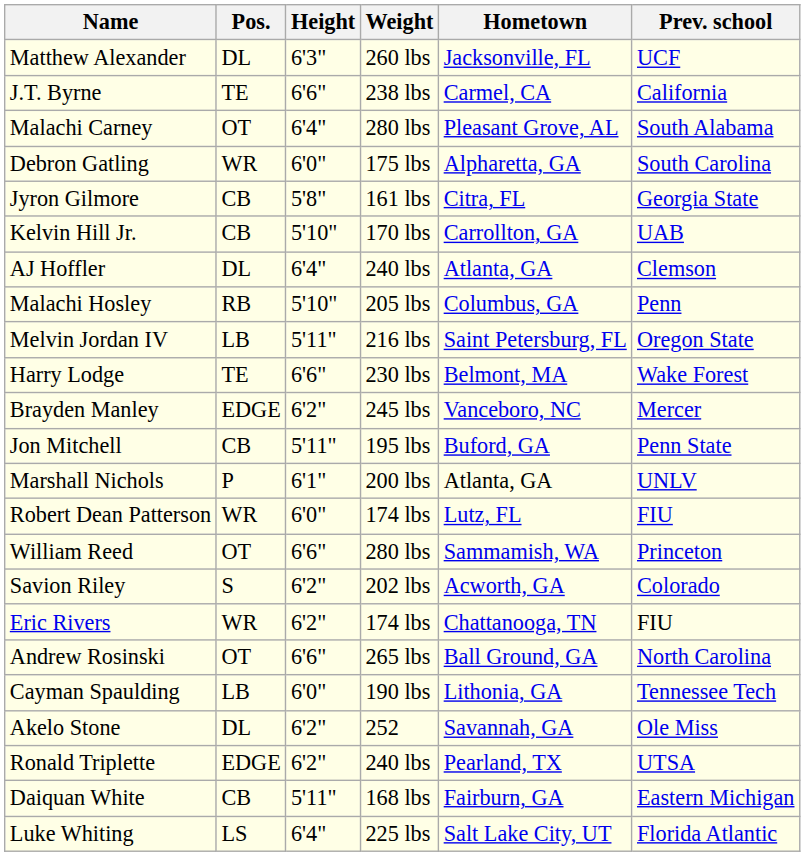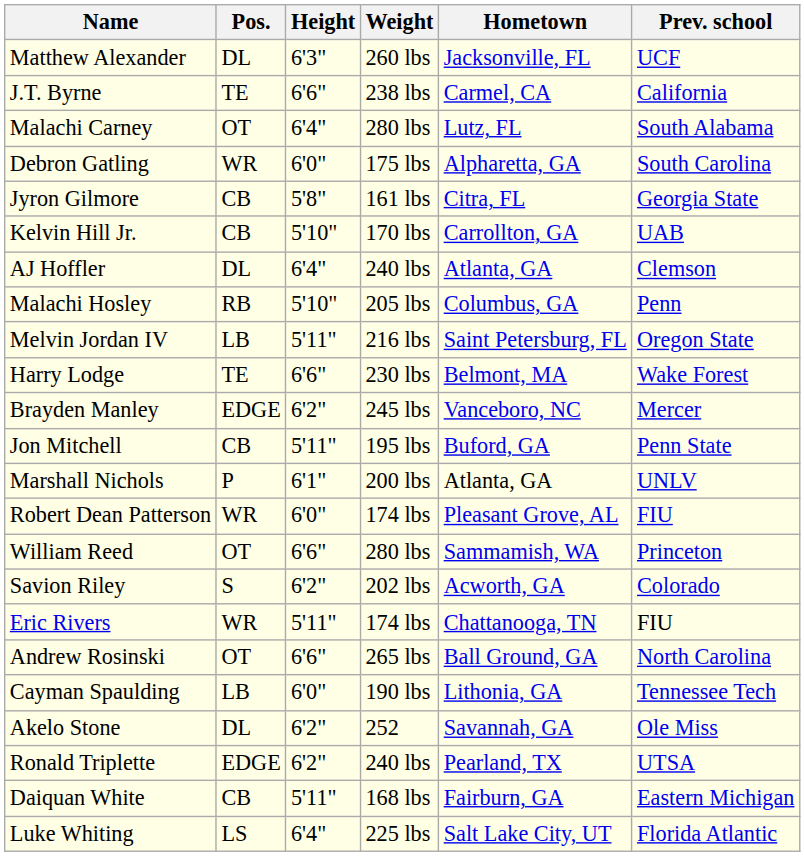(531, 127) Pleasant Grove, AL -> (483, 127) Lutz, FL
(483, 515) Lutz, FL -> (531, 515) Pleasant Grove, AL
(309, 621) 6'2" -> (314, 621) 5'11"
